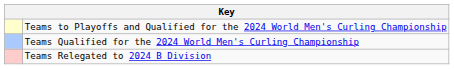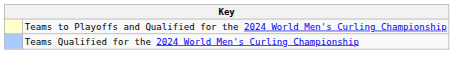- row: (118, 56)
